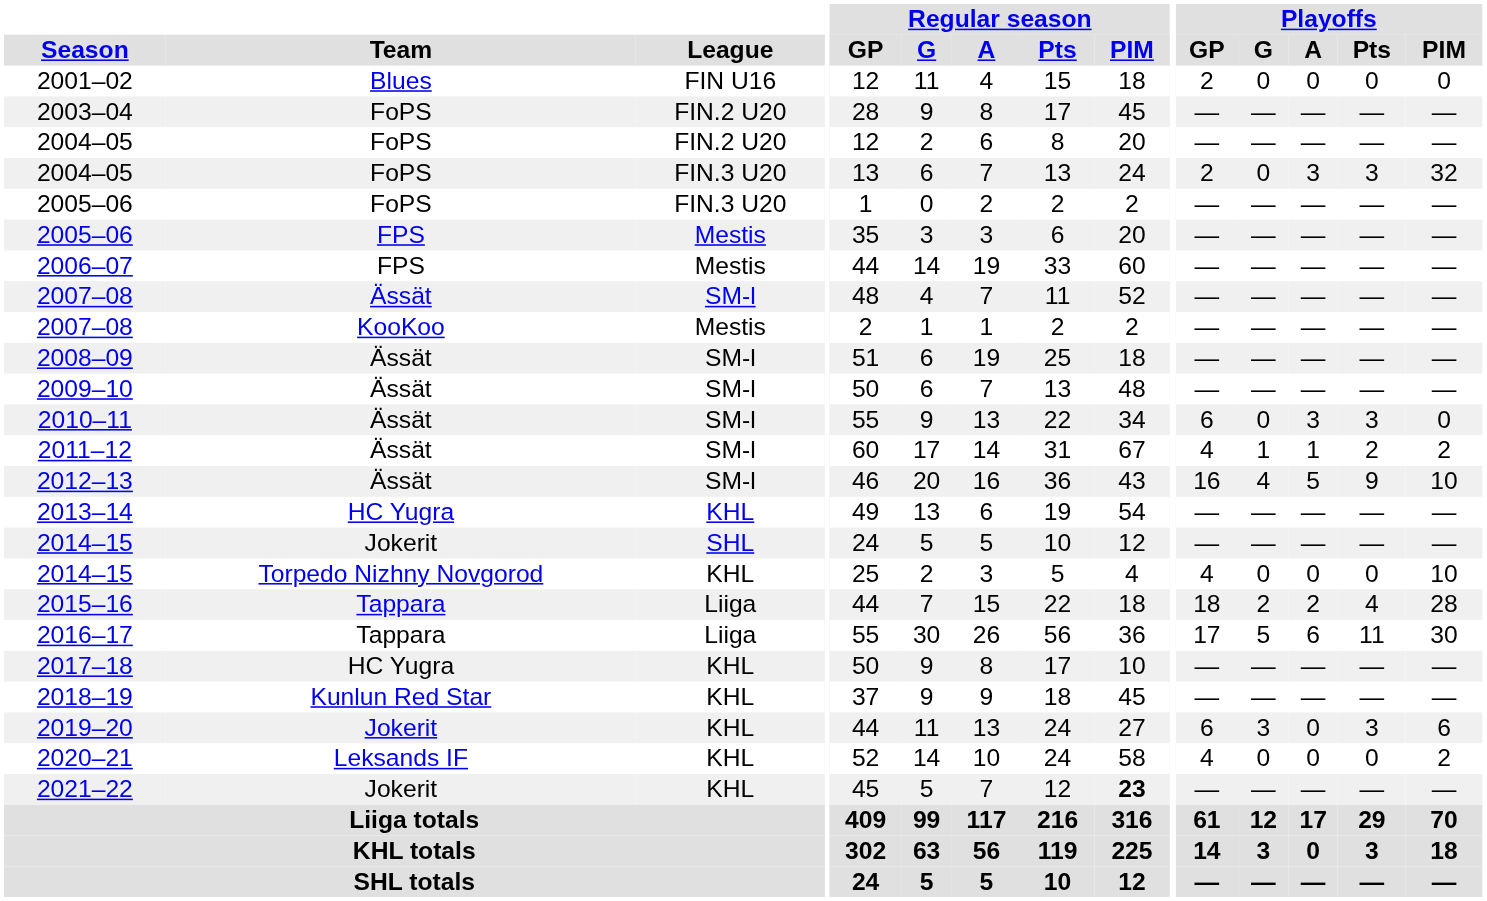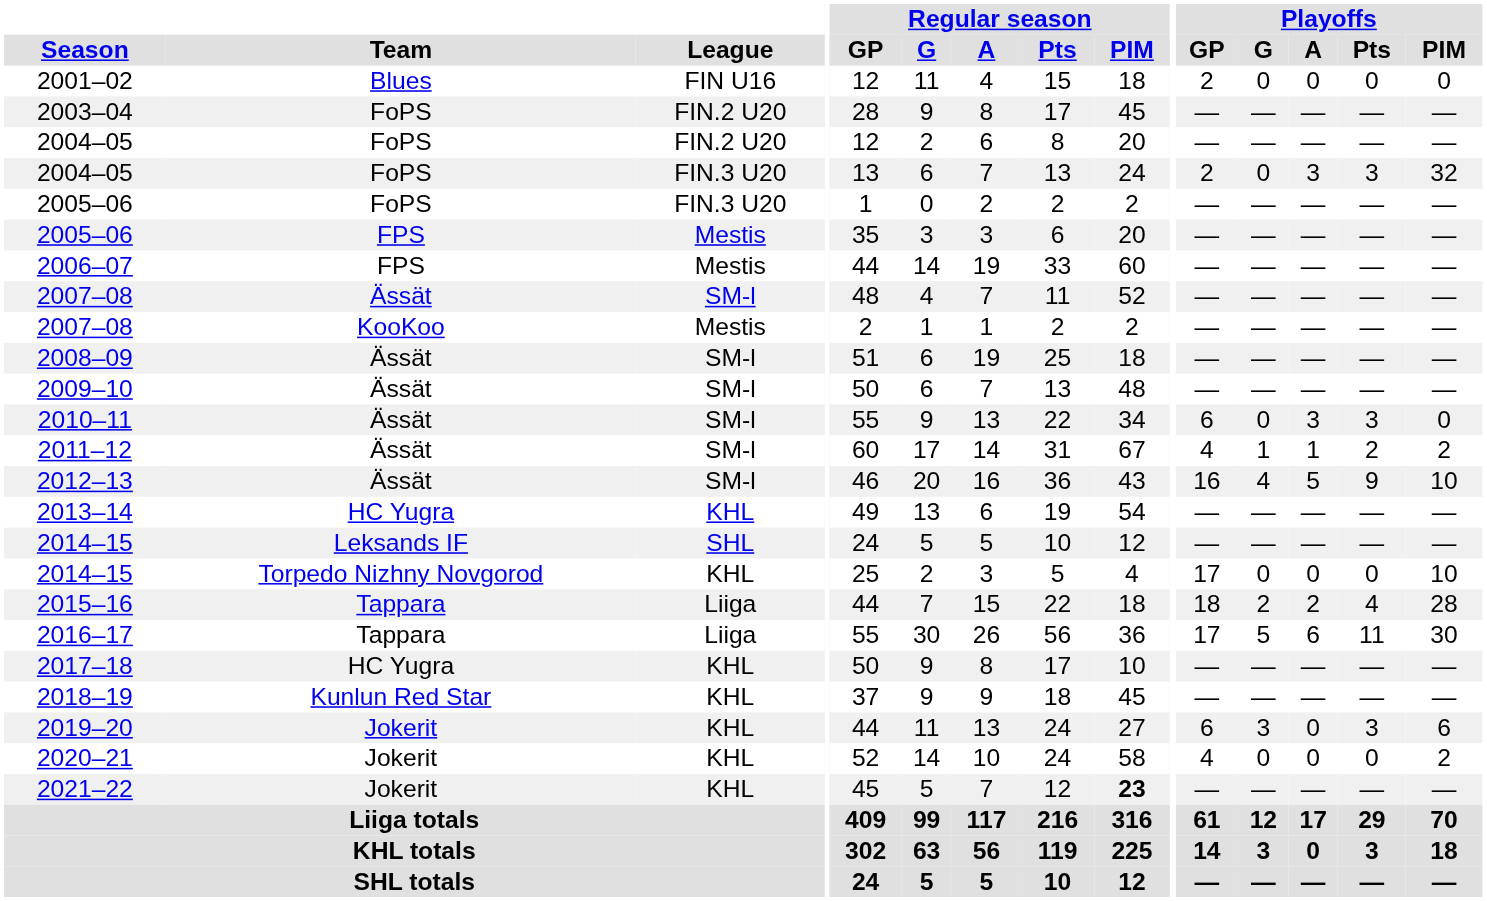(401, 542) Jokerit -> (401, 542) Leksands IF
(1207, 573) 4 -> (1207, 573) 17
(401, 758) Leksands IF -> (401, 758) Jokerit
